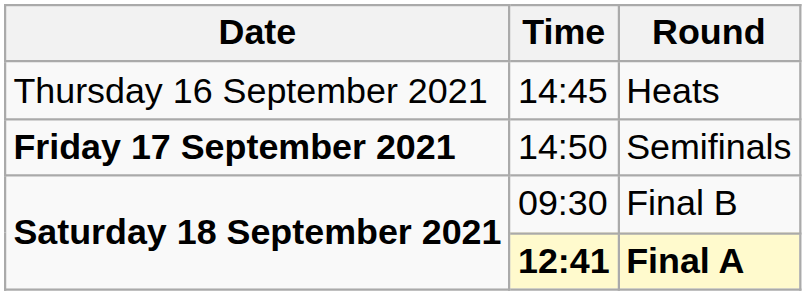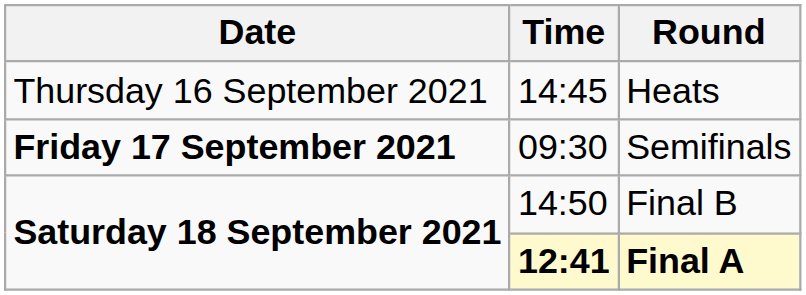(563, 146) 14:50 -> (563, 146) 09:30
(563, 203) 09:30 -> (563, 203) 14:50
